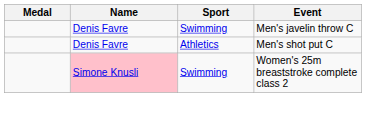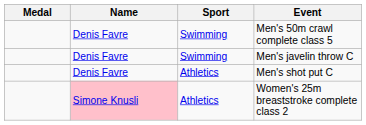+ row: (295, 34)
(204, 72) Swimming -> (199, 100) Athletics
